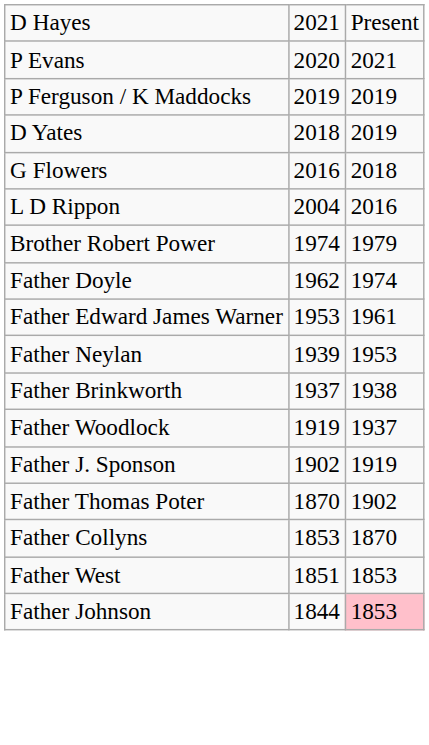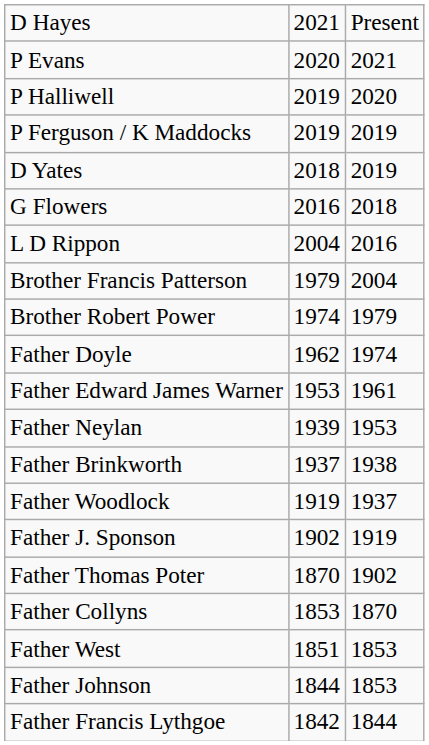+ row: (62, 96)
+ row: (129, 280)
(374, 611) pink background -> (374, 685) no background
+ row: (118, 721)
